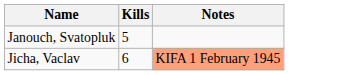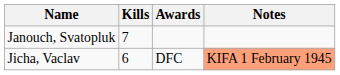+ column: (178, 15)
(125, 37) 5 -> (125, 37) 7
